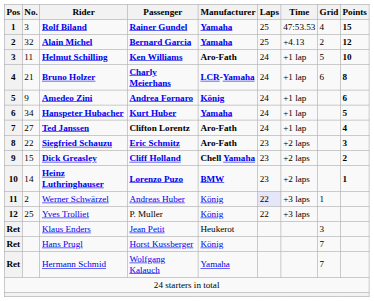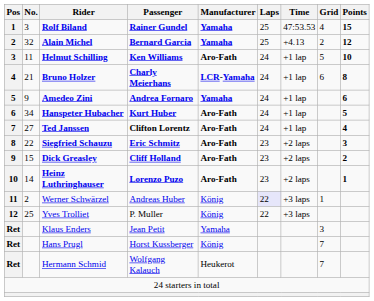(212, 98) König -> (216, 98) Yamaha
(216, 113) Yamaha -> (219, 113) Aro-Fath
(228, 158) Chell Yamaha -> (219, 158) Aro-Fath
(212, 178) BMW -> (219, 178) Aro-Fath
(217, 229) Heukerot -> (215, 229) Yamaha
(215, 264) Yamaha -> (217, 264) Heukerot
